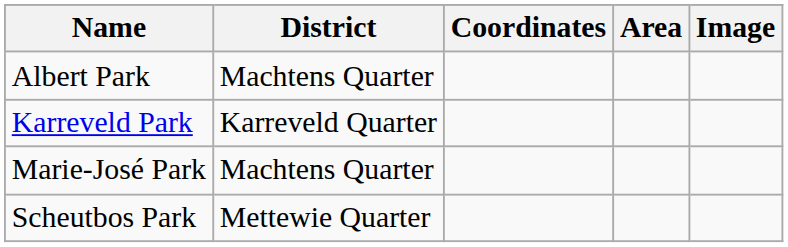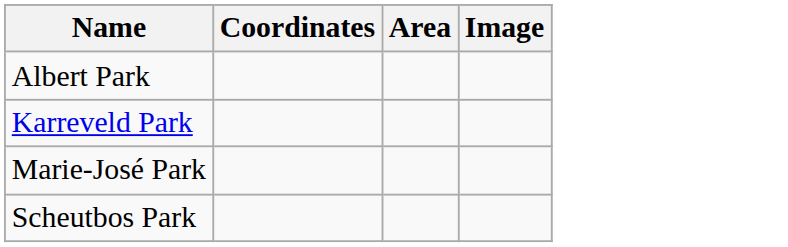- column: (328, 28)
